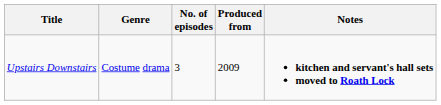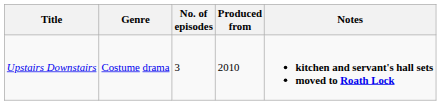(229, 67) 2009 -> (229, 67) 2010
